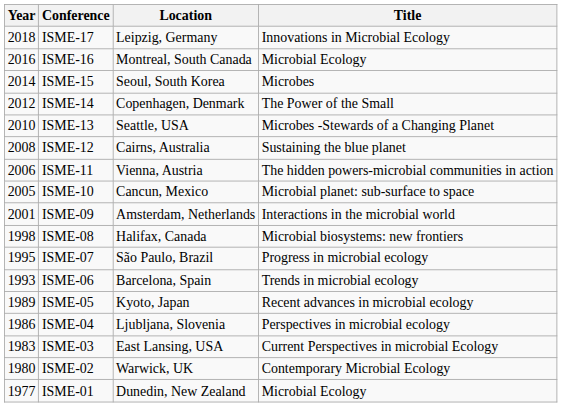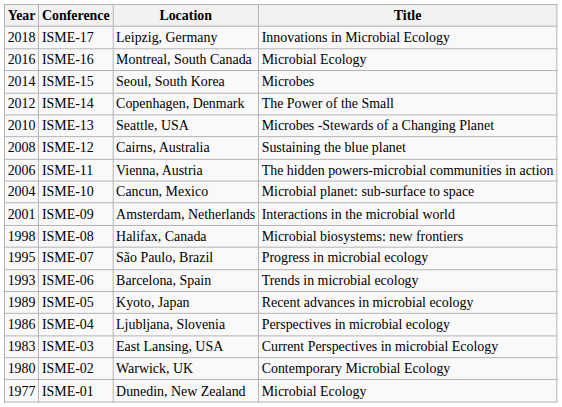(22, 192) 2005 -> (22, 192) 2004
